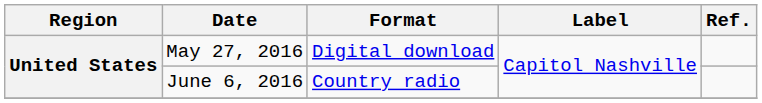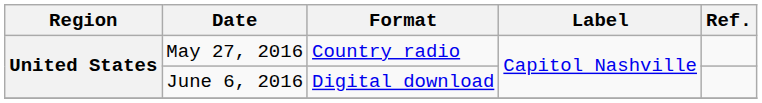(403, 51) Digital download -> (386, 51) Country radio
(386, 82) Country radio -> (403, 82) Digital download
